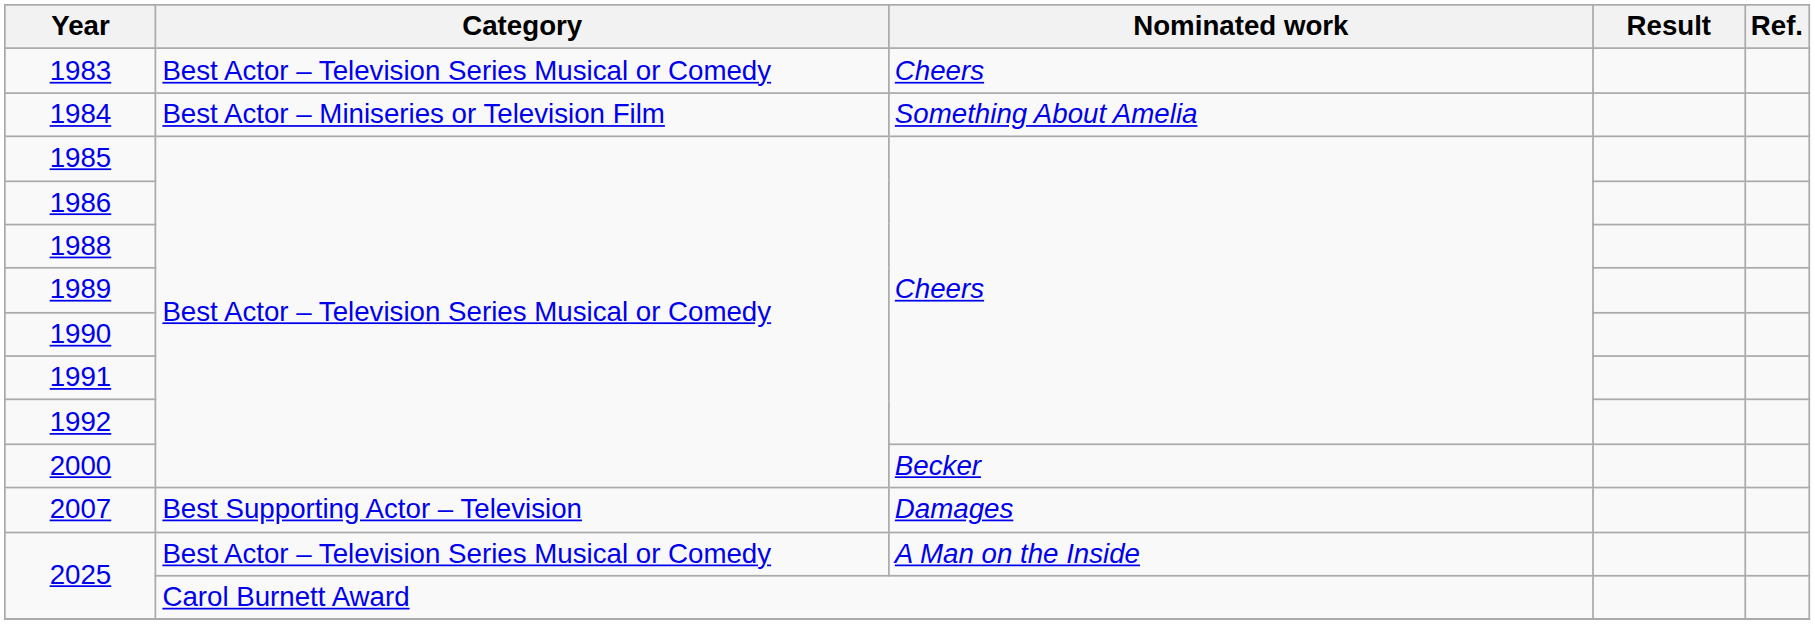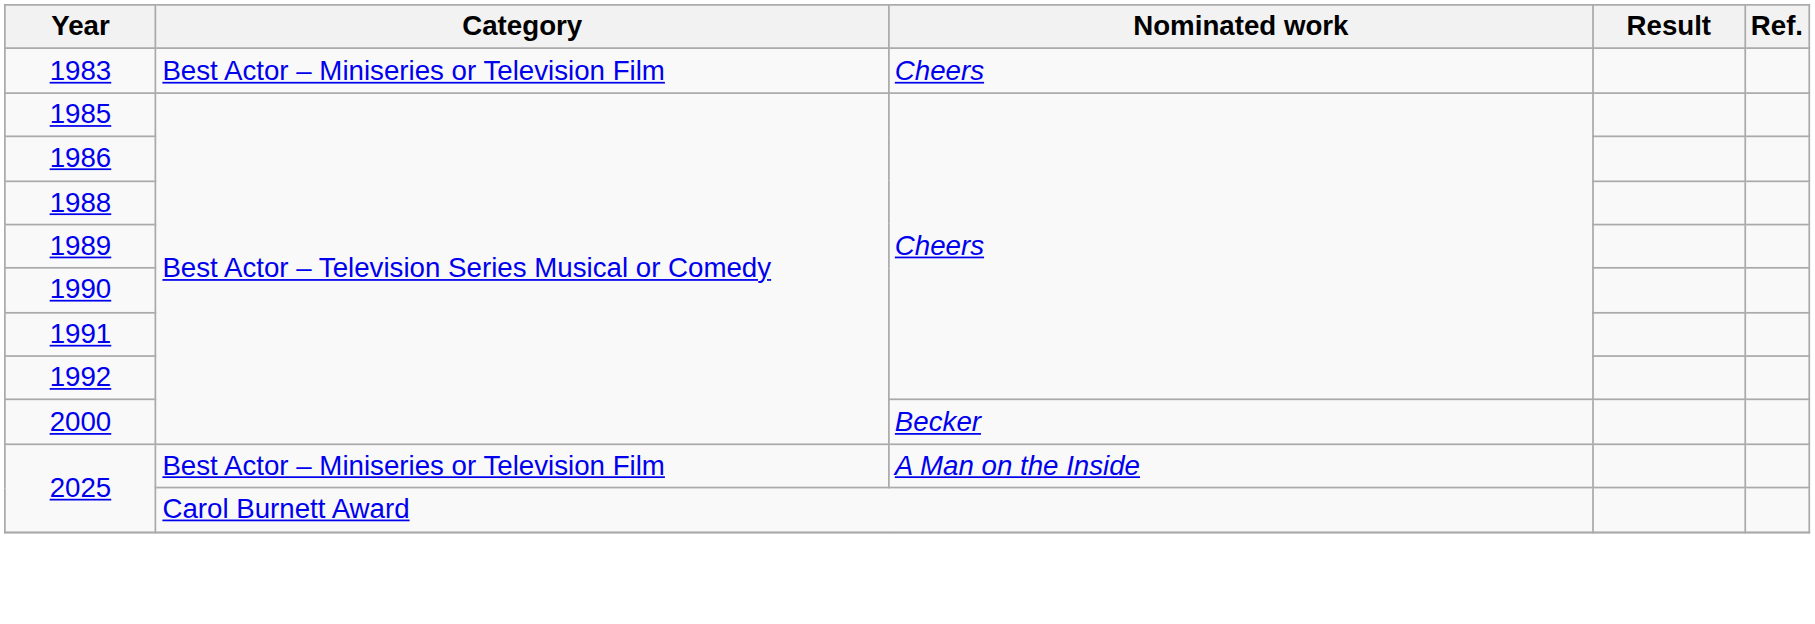(467, 70) Best Actor – Television Series Musical or Comedy -> (414, 70) Best Actor – Miniseries or Television Film
- row: (80, 114)
- row: (80, 509)
(467, 553) Best Actor – Television Series Musical or Comedy -> (414, 465) Best Actor – Miniseries or Television Film
